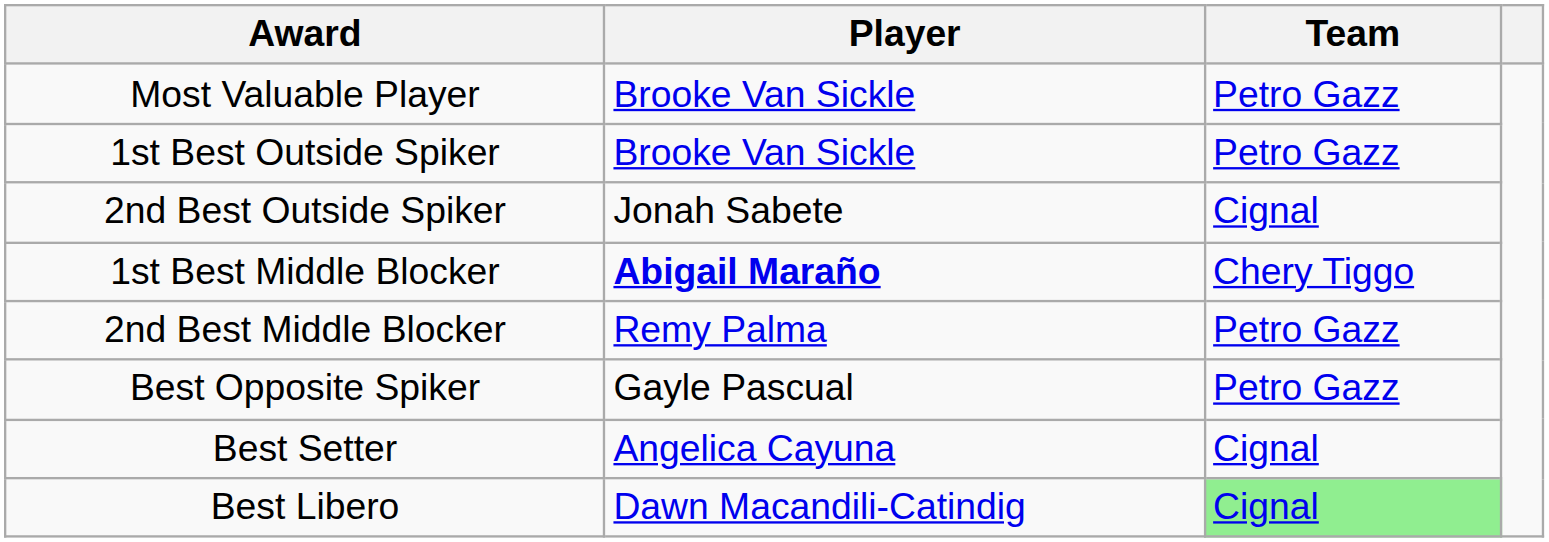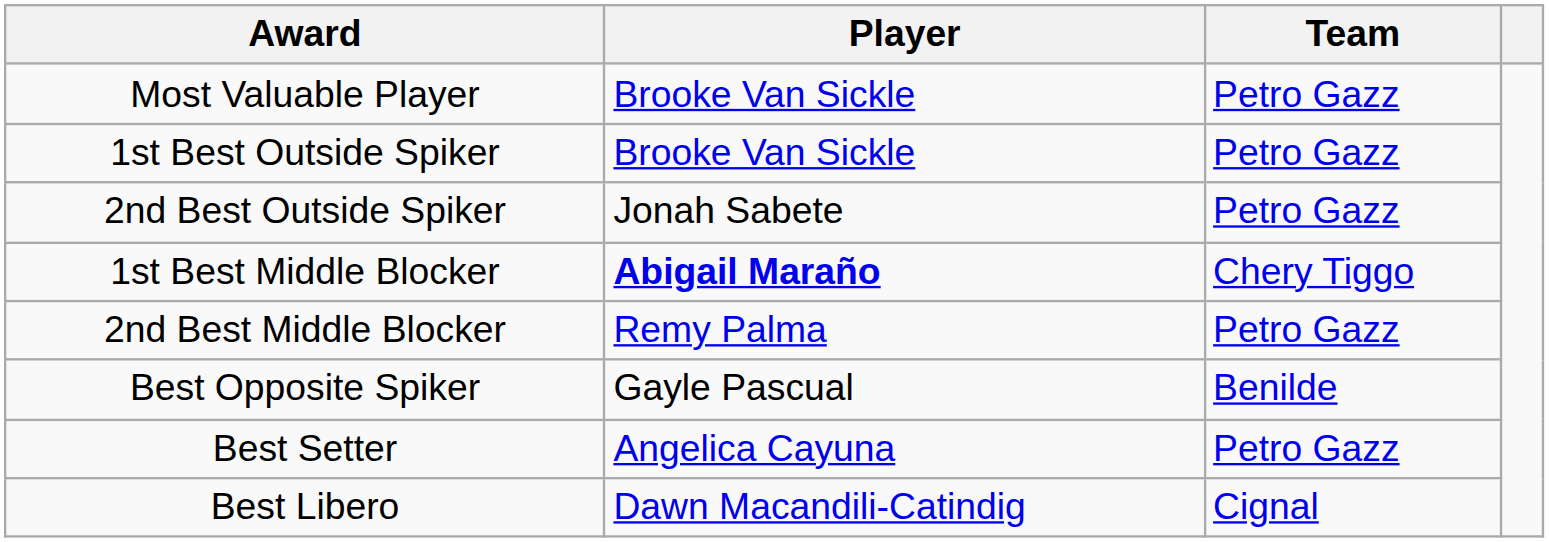(1266, 211) Cignal -> (1306, 211) Petro Gazz
(1306, 388) Petro Gazz -> (1275, 388) Benilde
(1266, 447) Cignal -> (1306, 447) Petro Gazz
(1266, 507) lightgreen background -> (1266, 507) no background
